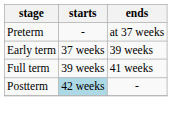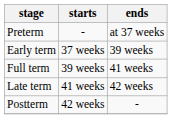+ row: (29, 86)
(83, 86) lightblue background -> (83, 104) no background
